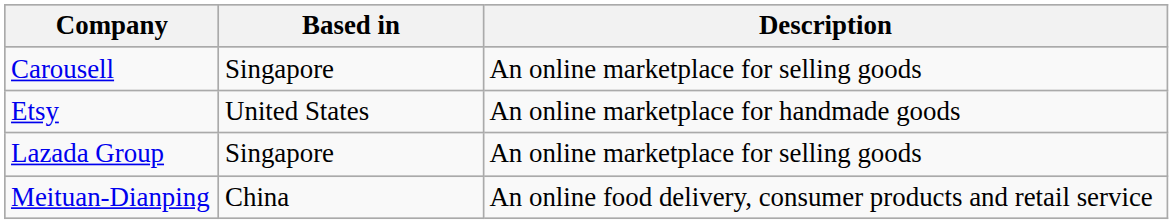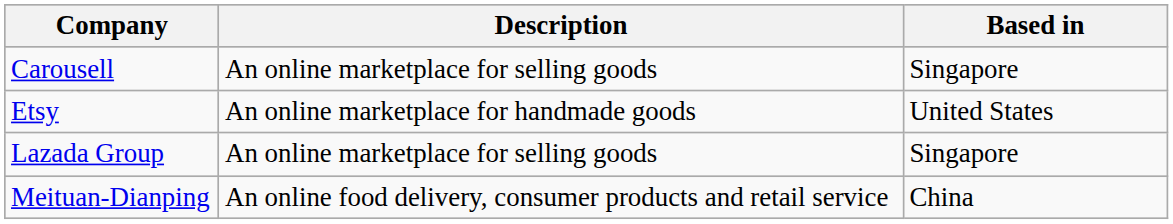columns swapped: (351, 25) <-> (825, 25)
